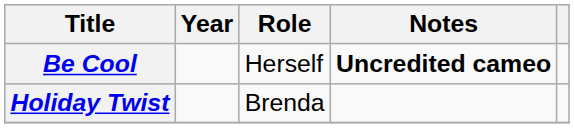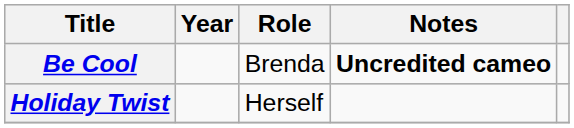(284, 63) Herself -> (285, 63) Brenda
(285, 102) Brenda -> (284, 102) Herself
